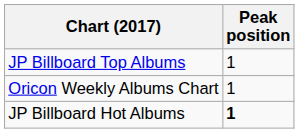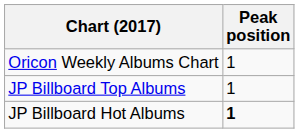rows swapped: (113, 88) <-> (97, 62)
